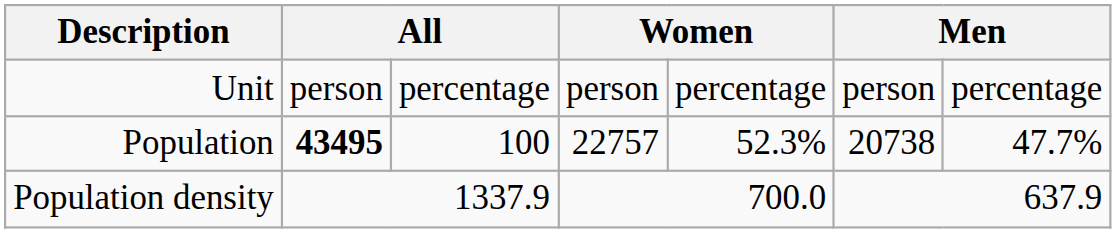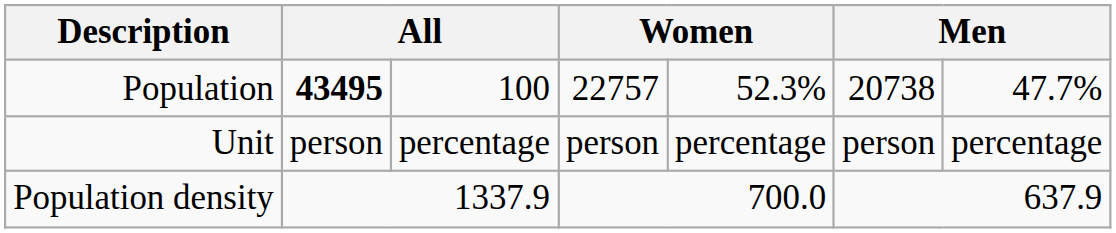rows swapped: (243, 87) <-> (198, 142)
